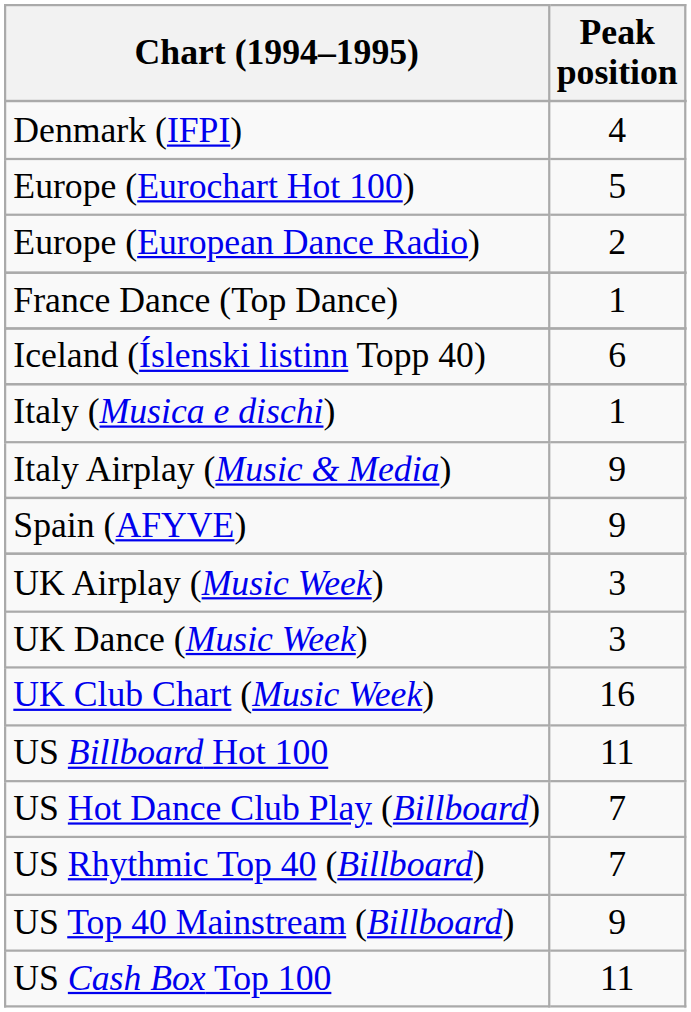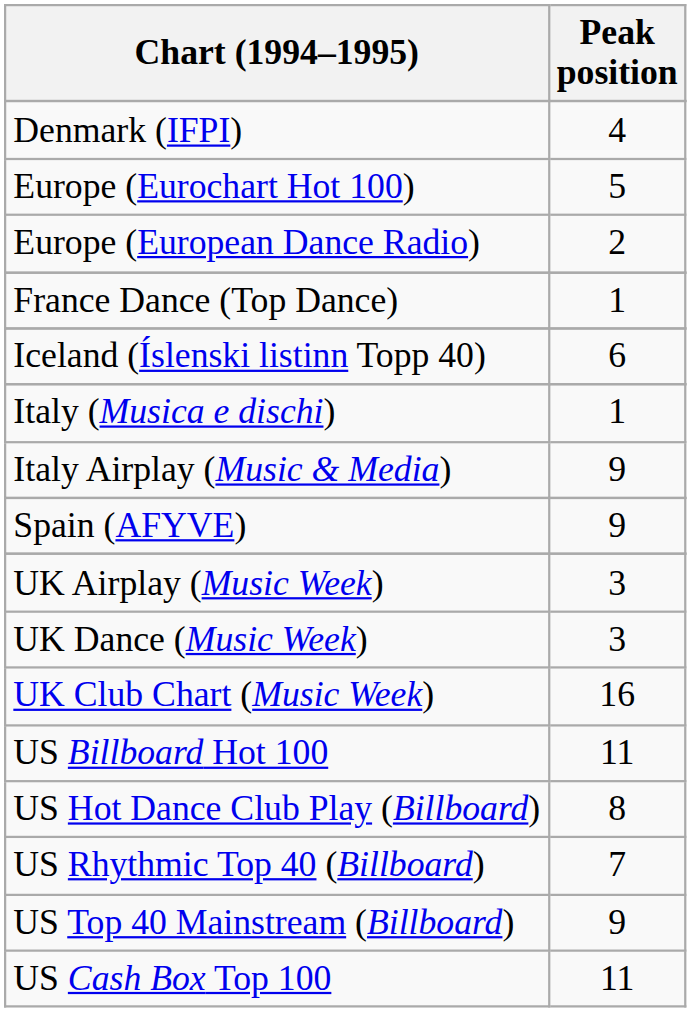(617, 808) 7 -> (617, 808) 8
